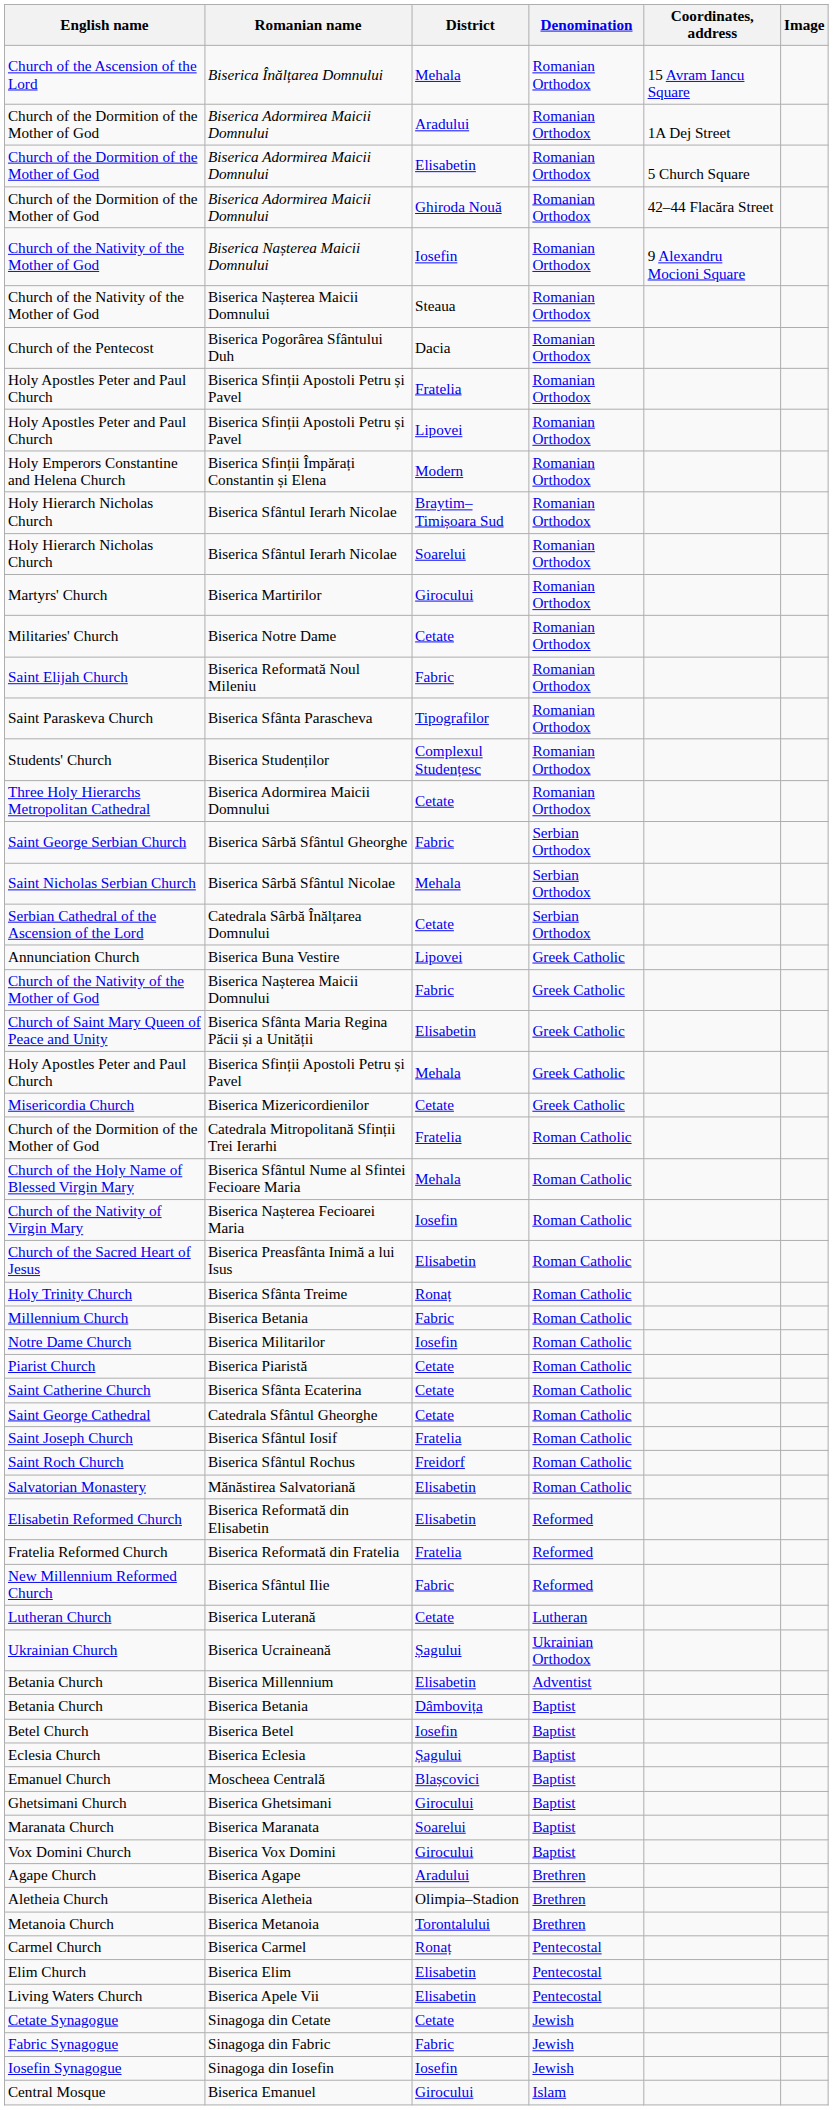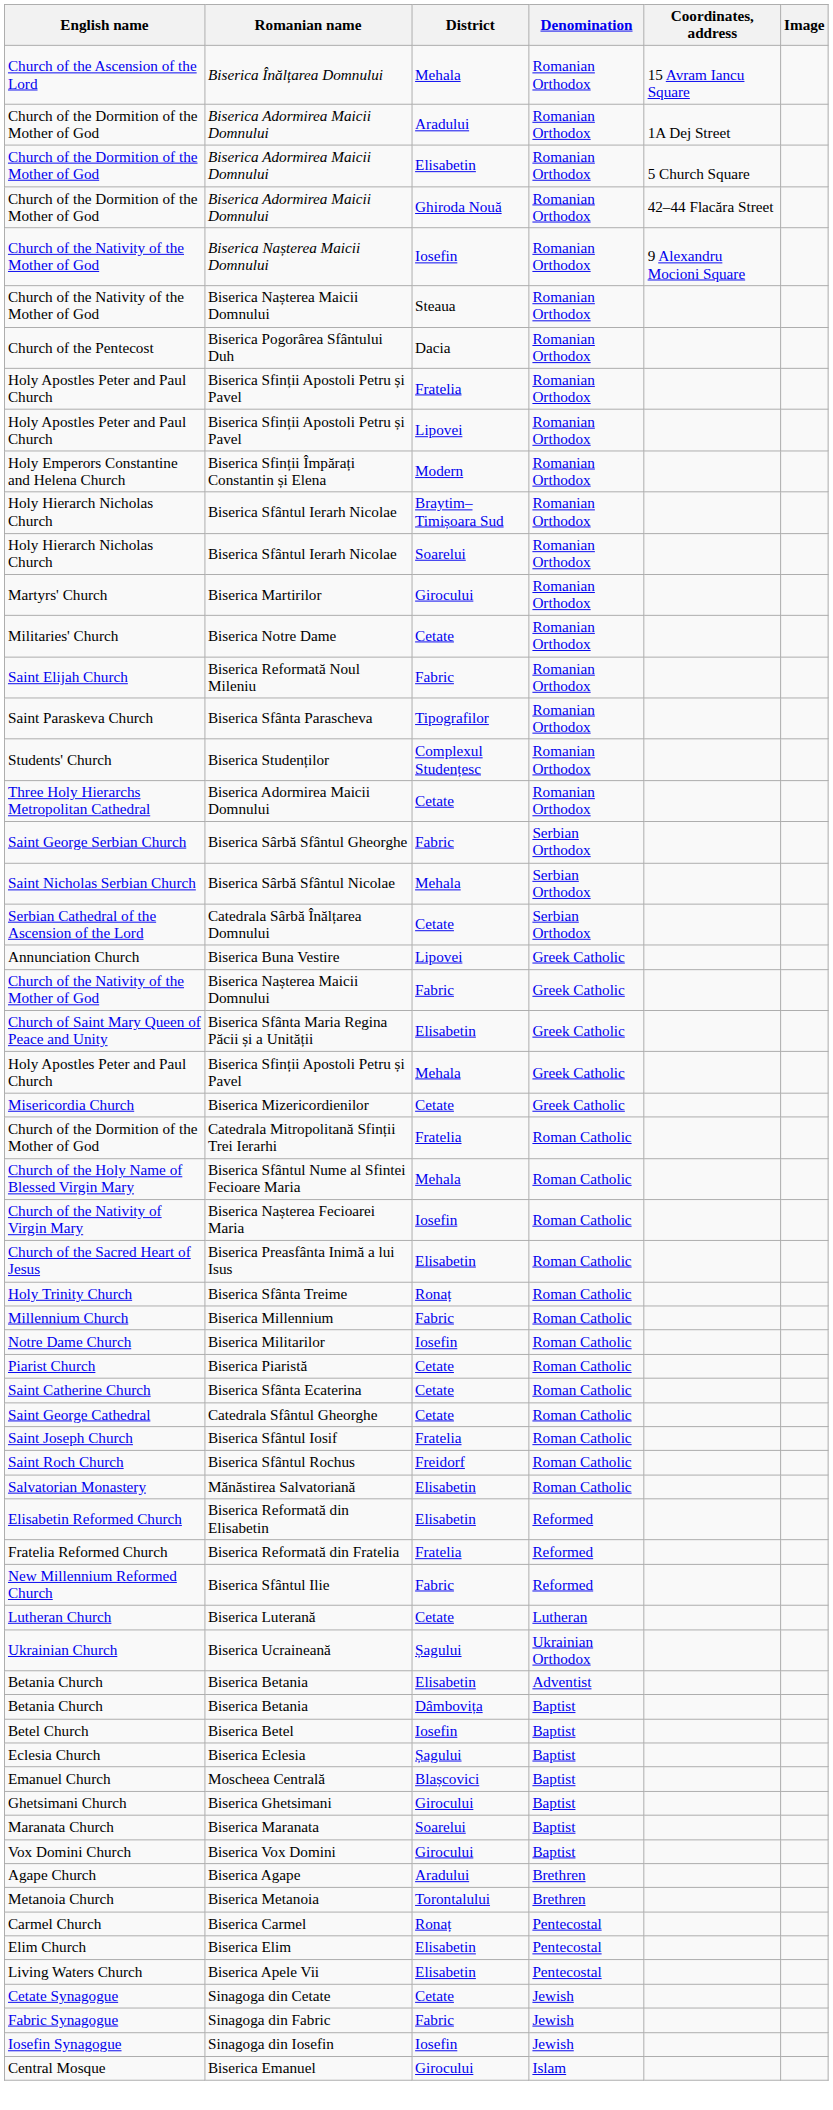(258, 1318) Biserica Betania -> (271, 1318) Biserica Millennium
(271, 1682) Biserica Millennium -> (258, 1682) Biserica Betania
- row: (58, 1899)
